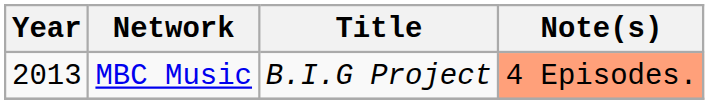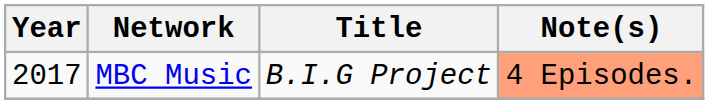(47, 76) 2013 -> (47, 76) 2017
